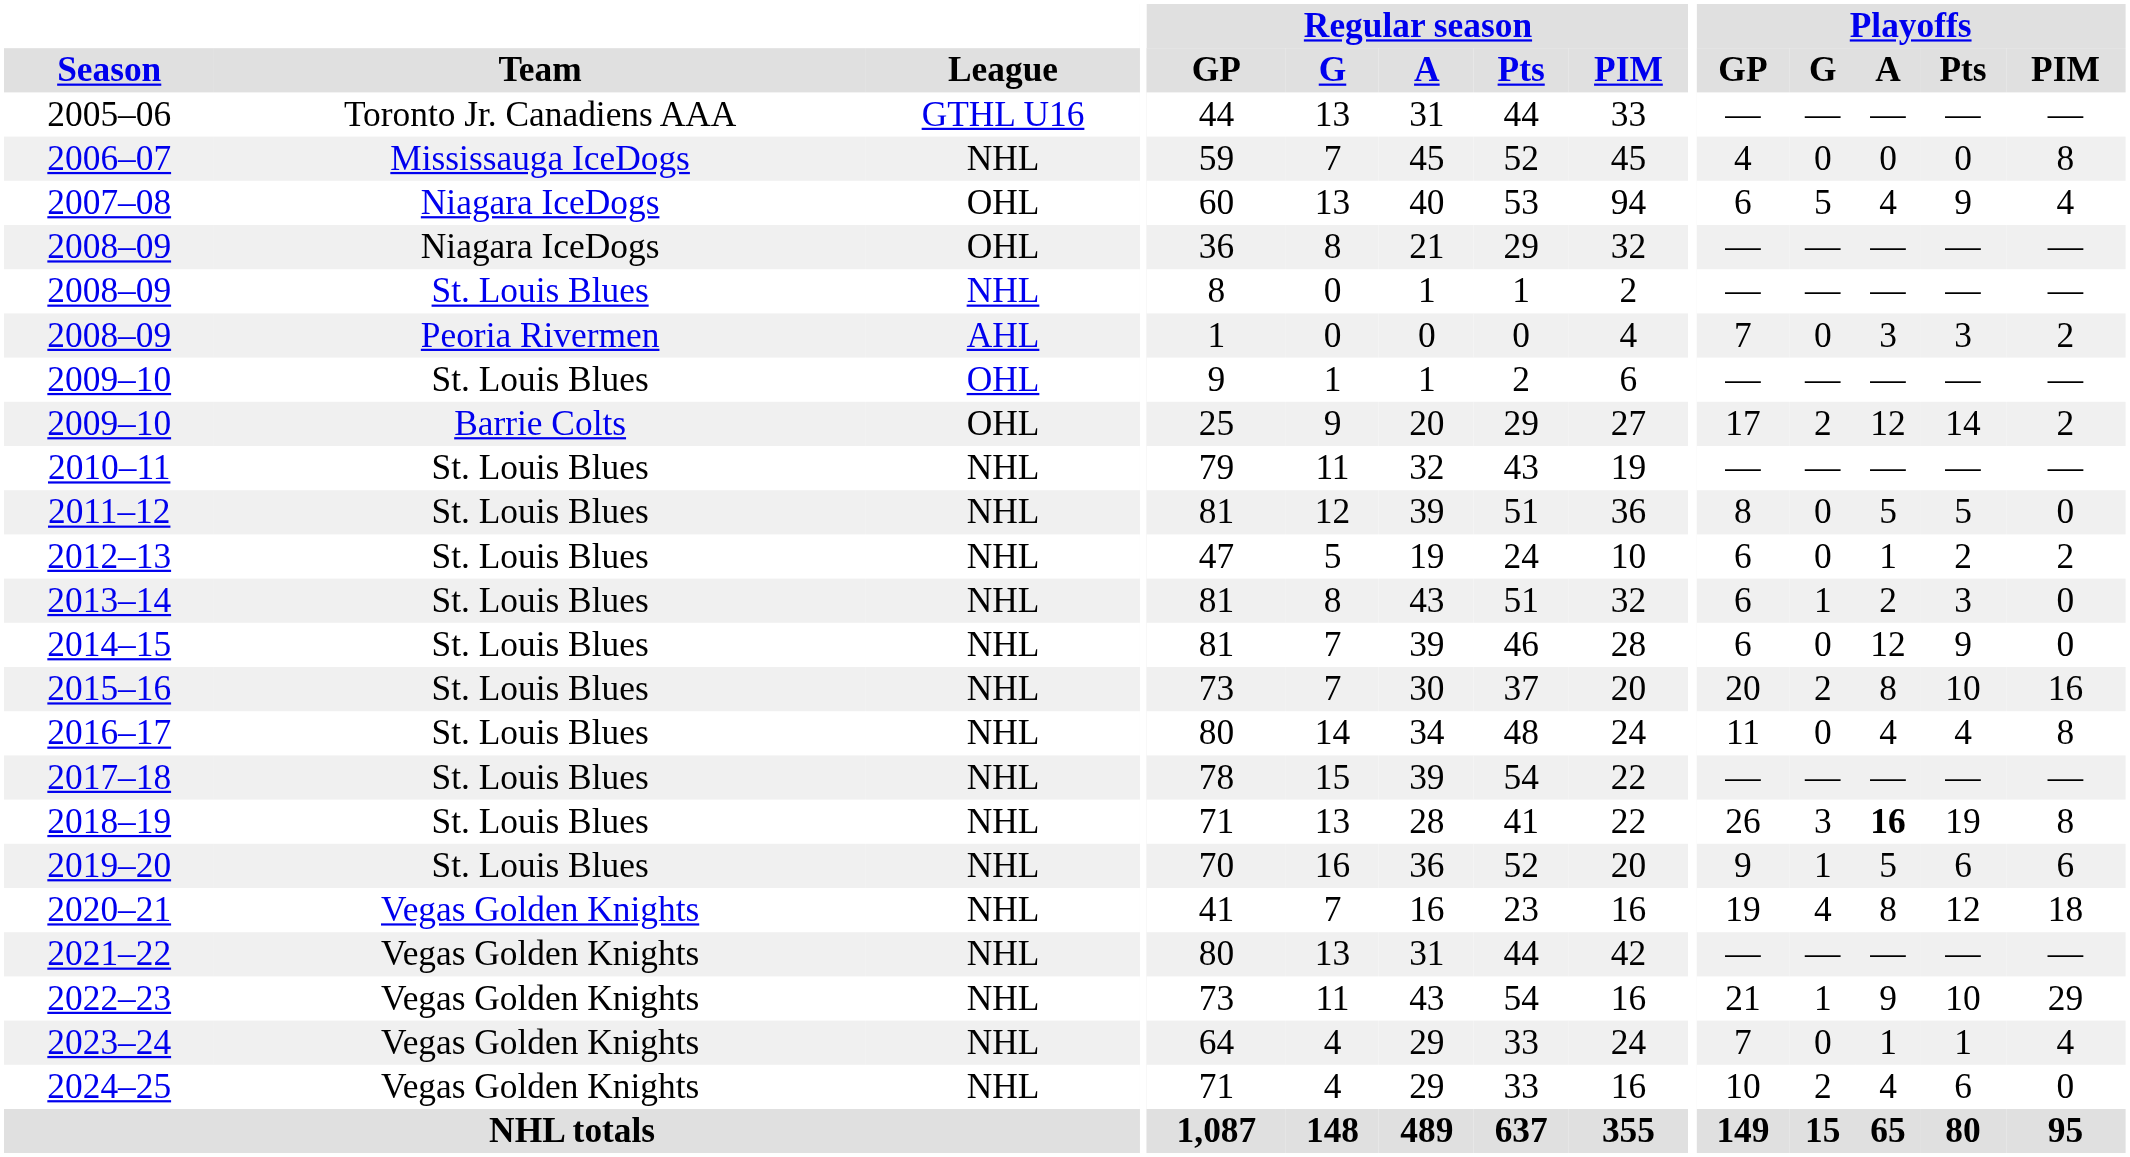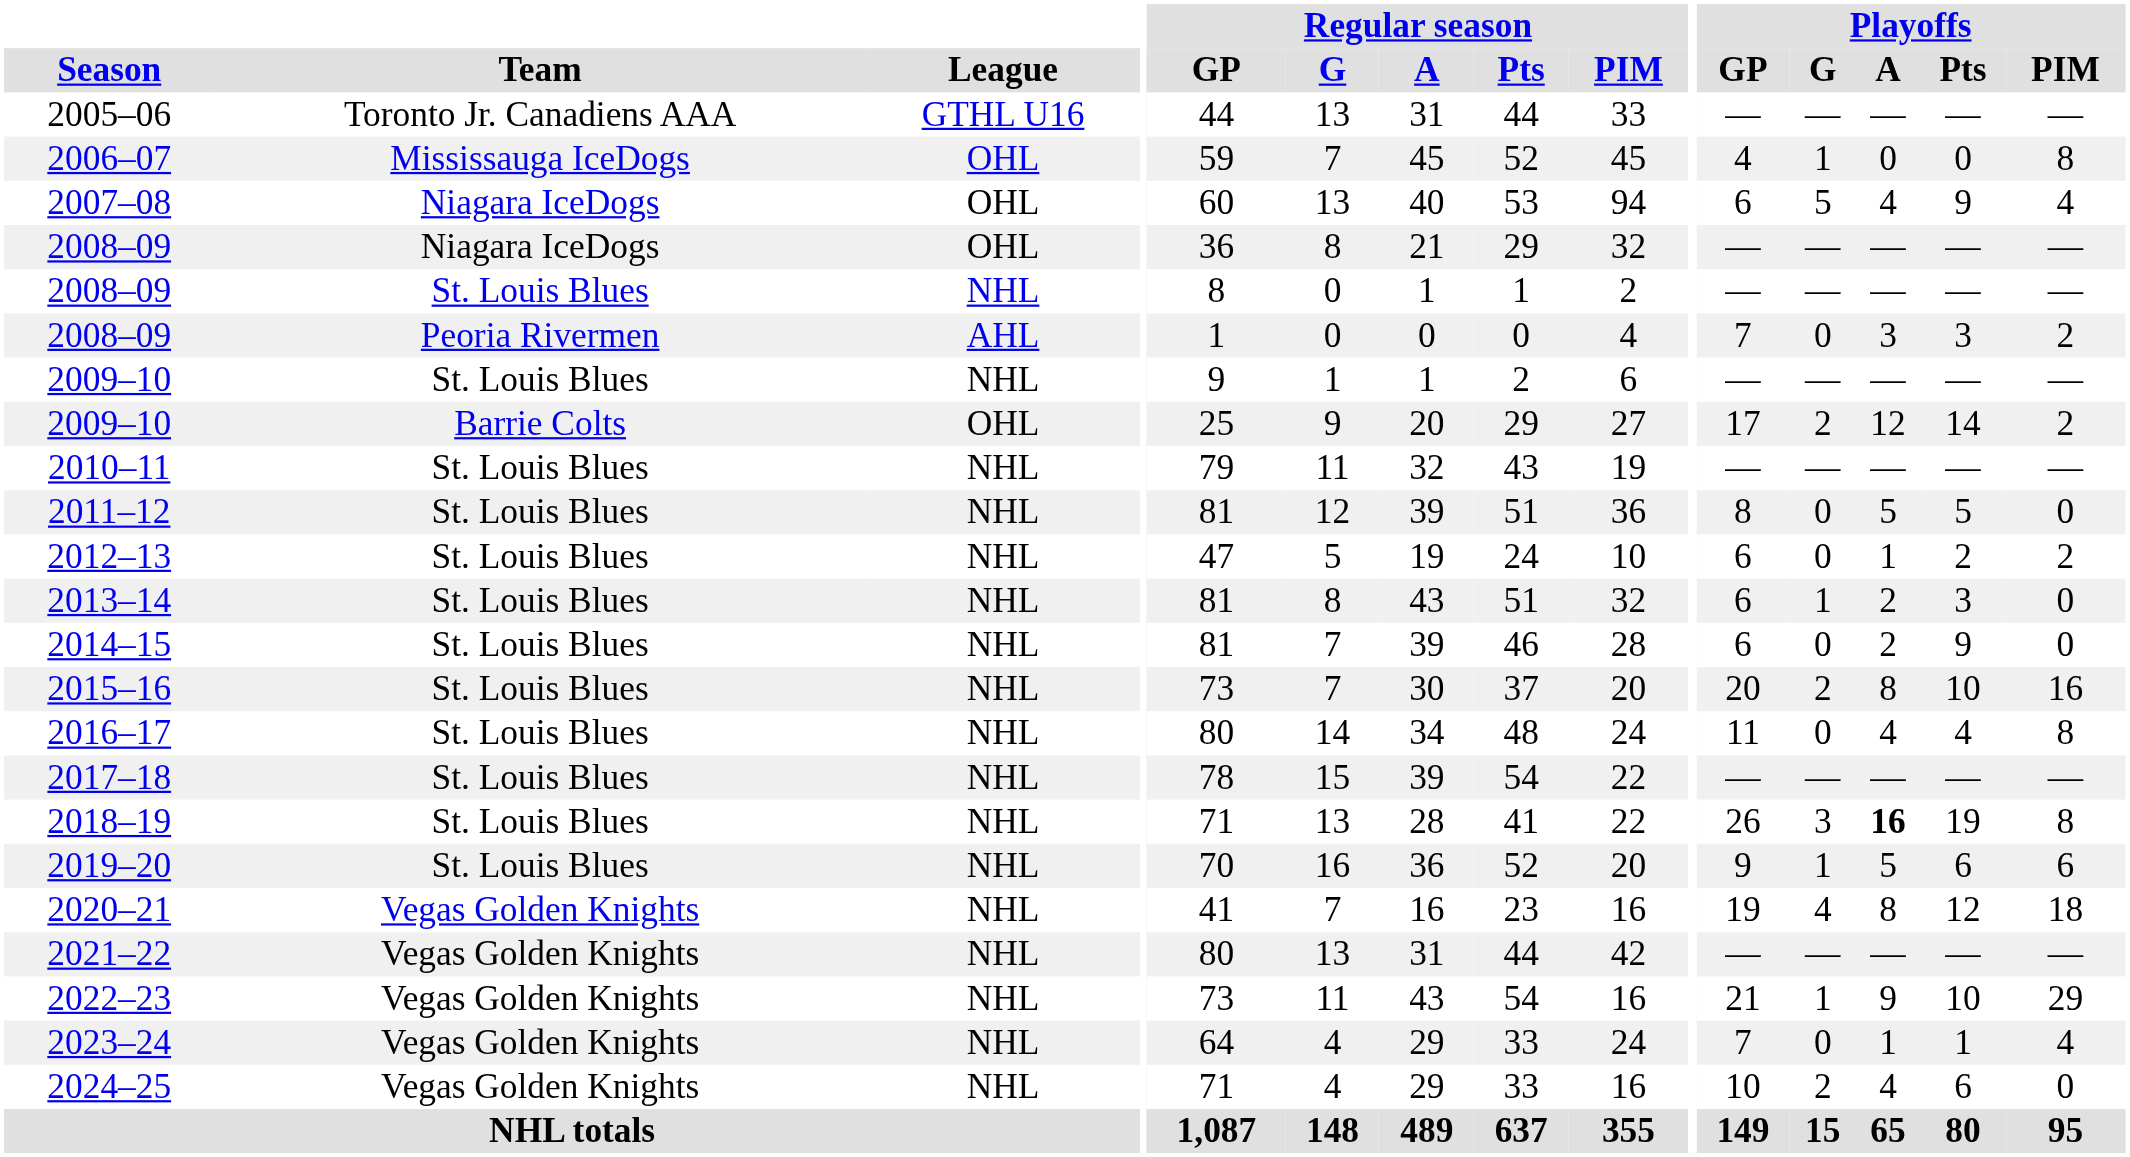(1003, 158) NHL -> (1003, 158) OHL
(1823, 158) 0 -> (1823, 158) 1
(1003, 379) OHL -> (1003, 379) NHL
(1888, 644) 12 -> (1888, 644) 2
